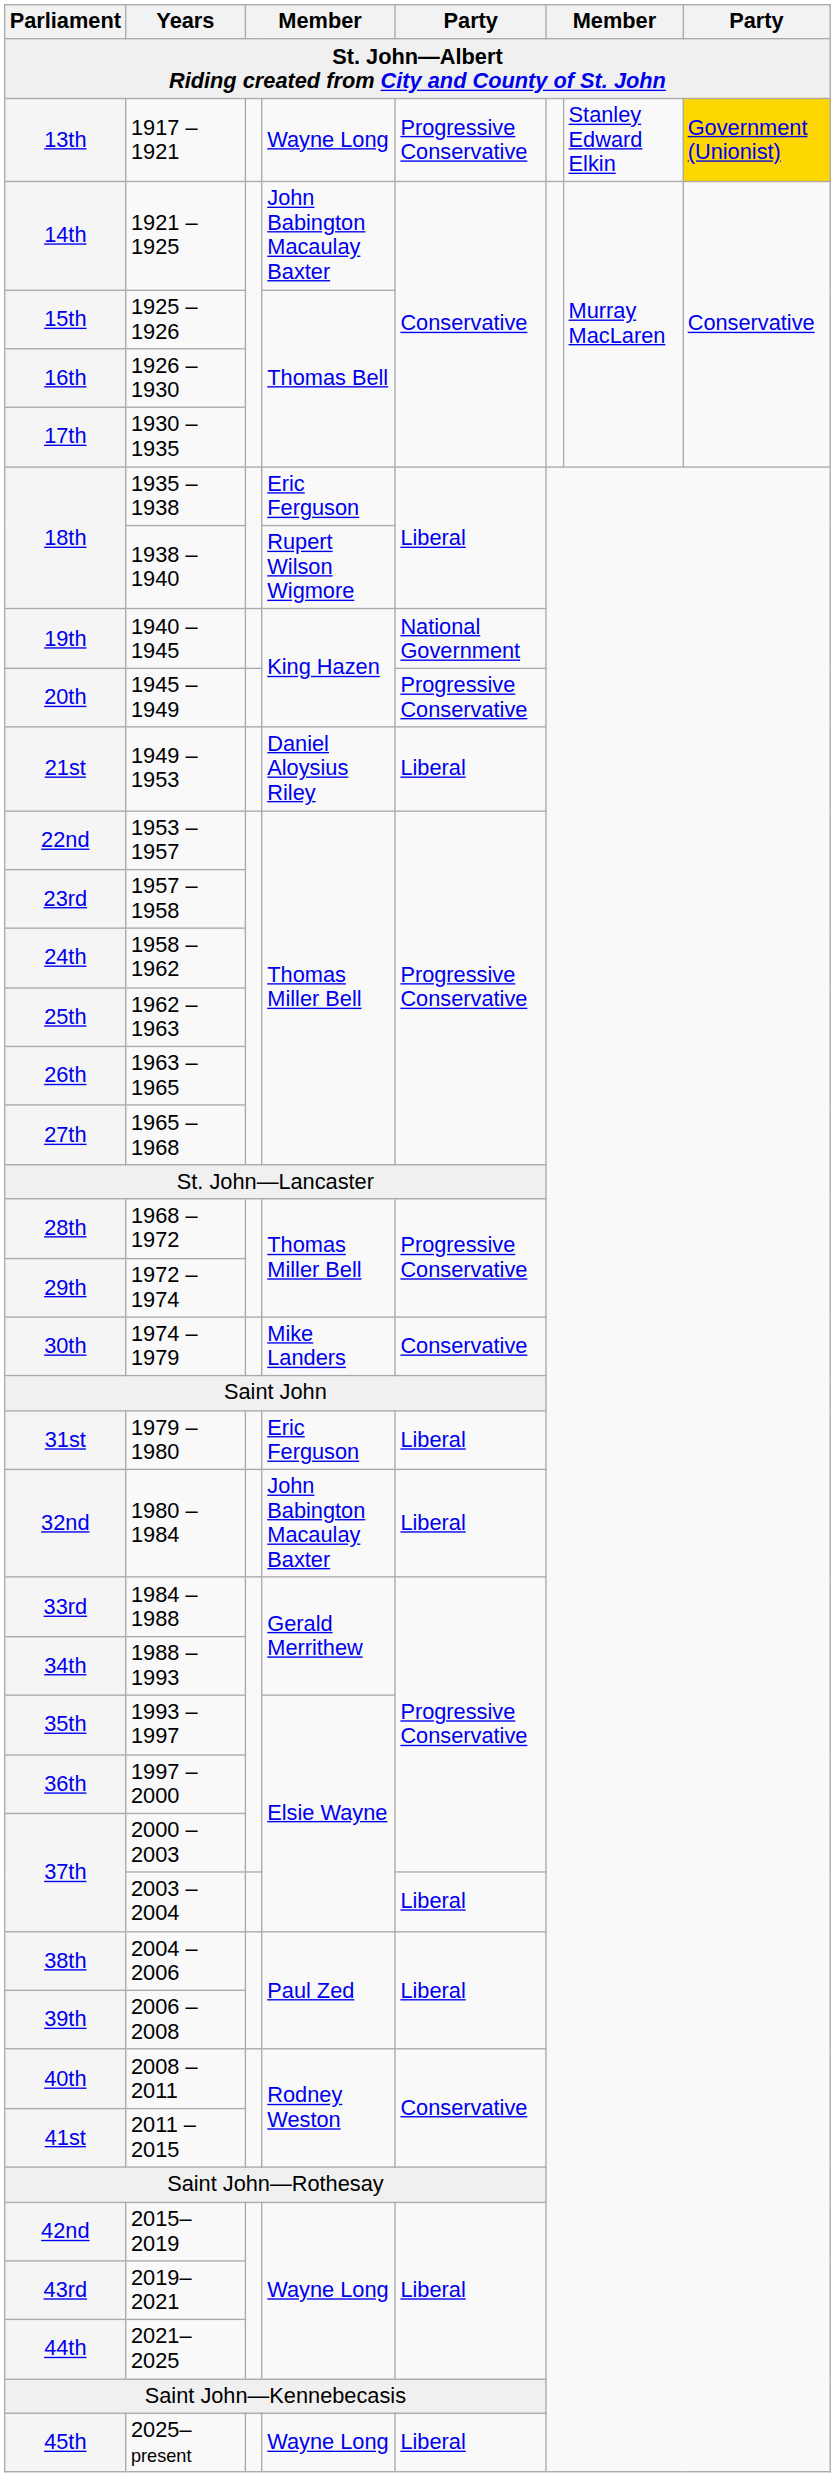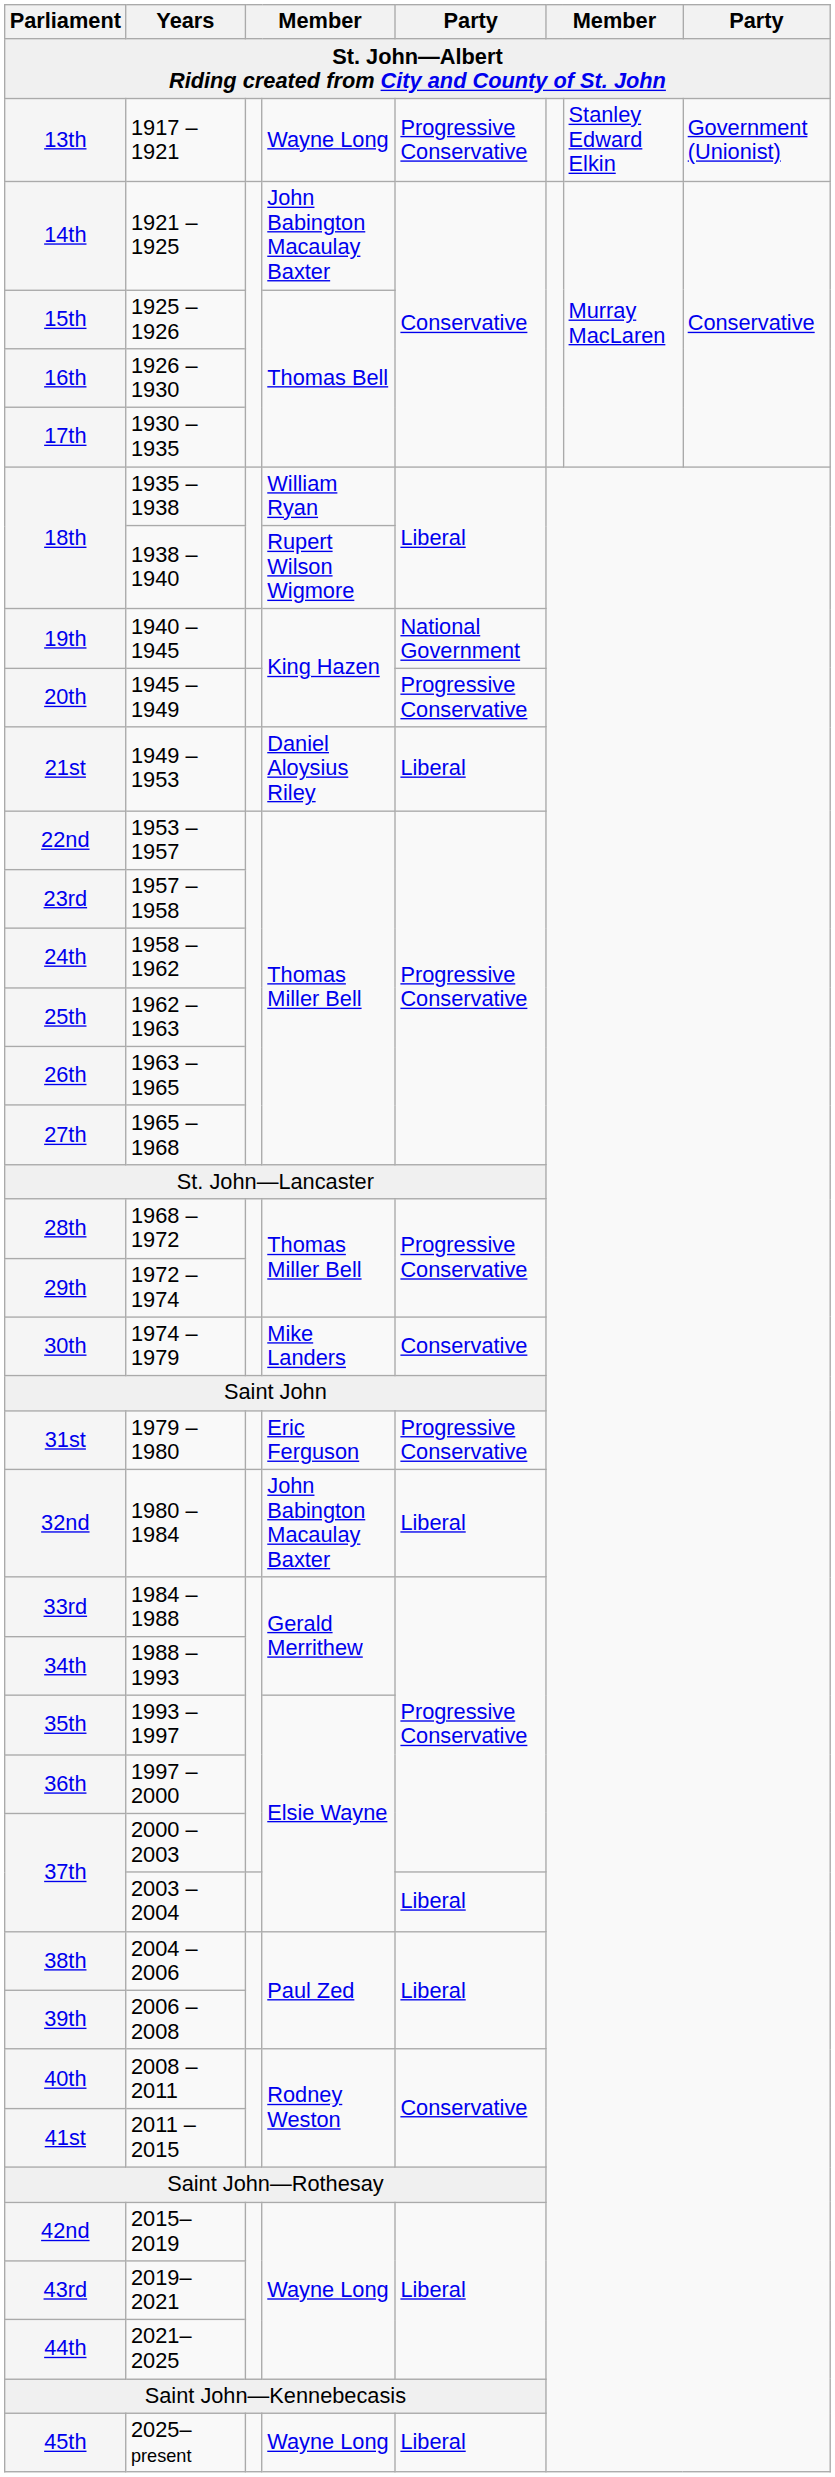(748, 139) gold background -> (748, 139) no background
(313, 495) Eric Ferguson -> (302, 495) William Ryan
(433, 1439) Liberal -> (464, 1439) Progressive Conservative
